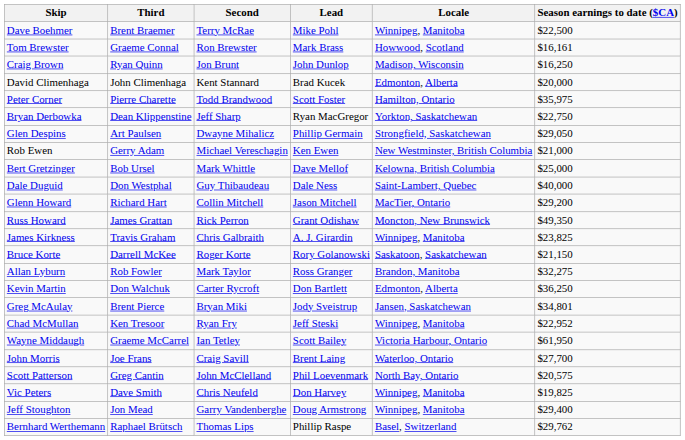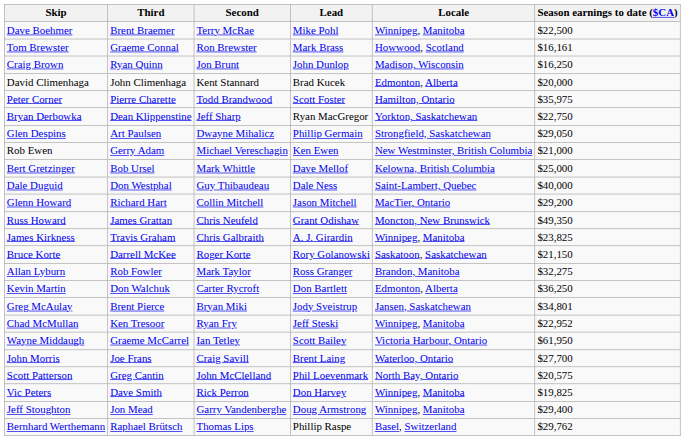(223, 220) Rick Perron -> (227, 220) Chris Neufeld
(227, 392) Chris Neufeld -> (223, 392) Rick Perron
